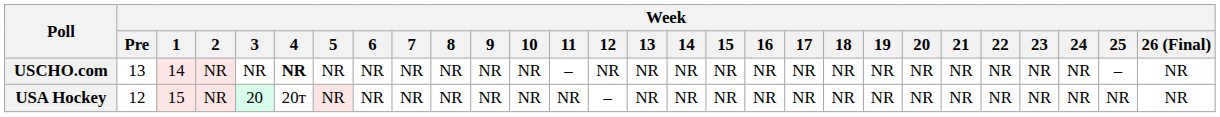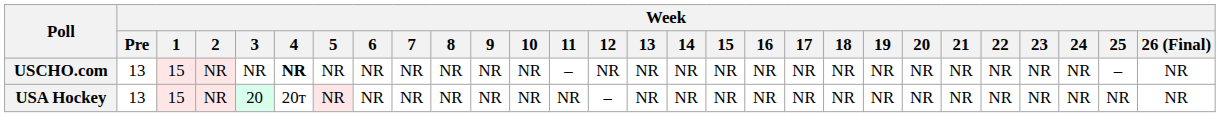(176, 71) 14 -> (176, 71) 15
(137, 97) 12 -> (137, 97) 13
